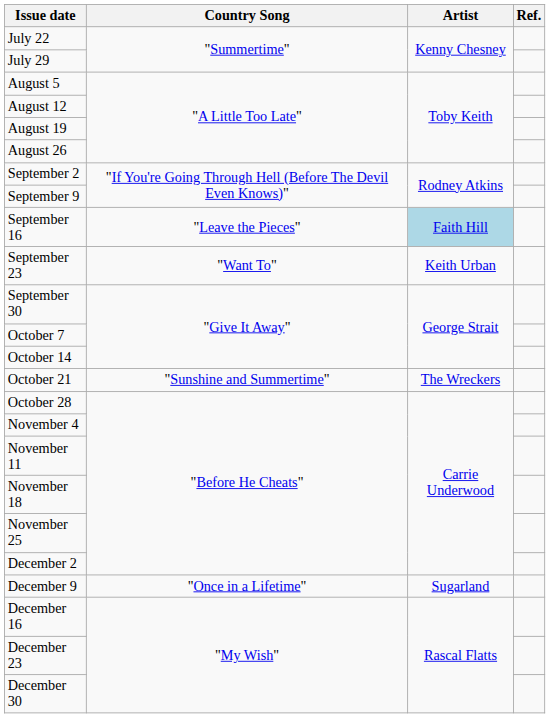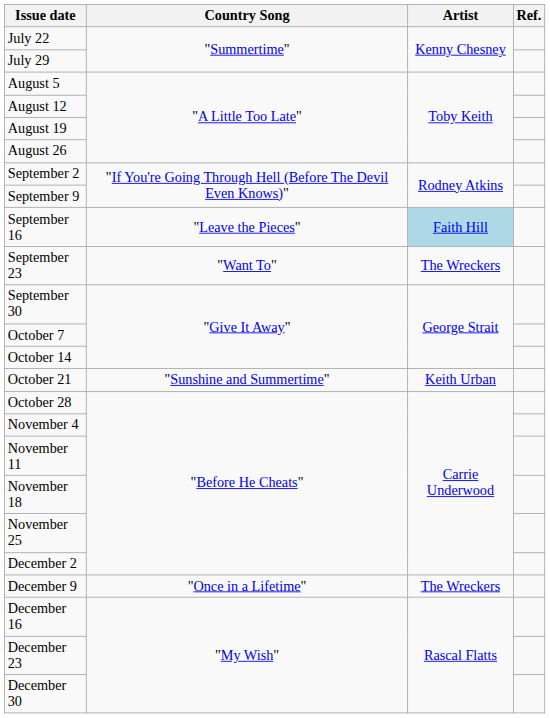(460, 265) Keith Urban -> (460, 265) The Wreckers
(460, 380) The Wreckers -> (460, 380) Keith Urban
(460, 586) Sugarland -> (460, 586) The Wreckers
